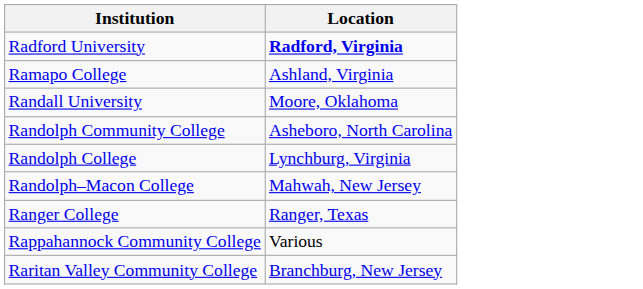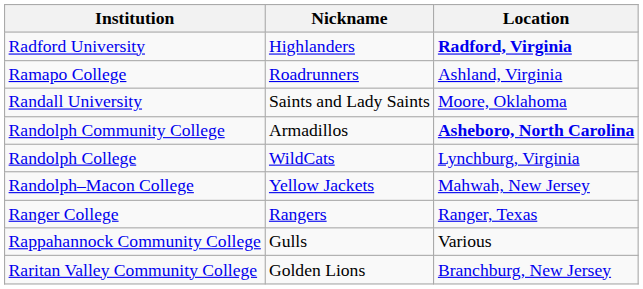+ column: (349, 18)
(361, 130) normal -> (536, 130) bold
